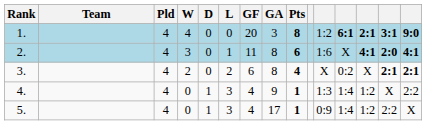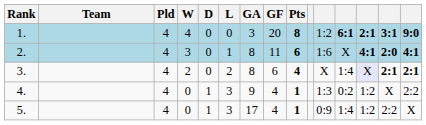columns swapped: (251, 14) <-> (274, 14)
(346, 71) 0:2 -> (346, 71) 1:4
(367, 71) no background -> (367, 71) lavender background
(346, 91) 1:4 -> (346, 91) 0:2
